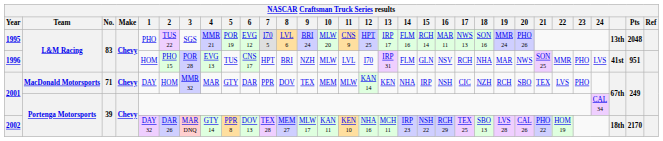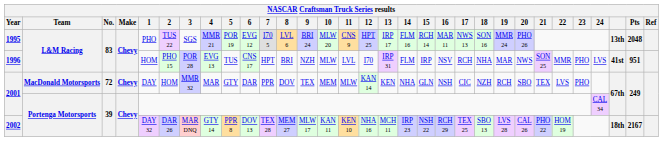(426, 61) GLN -> (426, 61) IRP
(109, 83) 71 -> (109, 83) 72
(426, 83) IRP -> (426, 83) GLN
(635, 126) 2170 -> (635, 126) 2167
